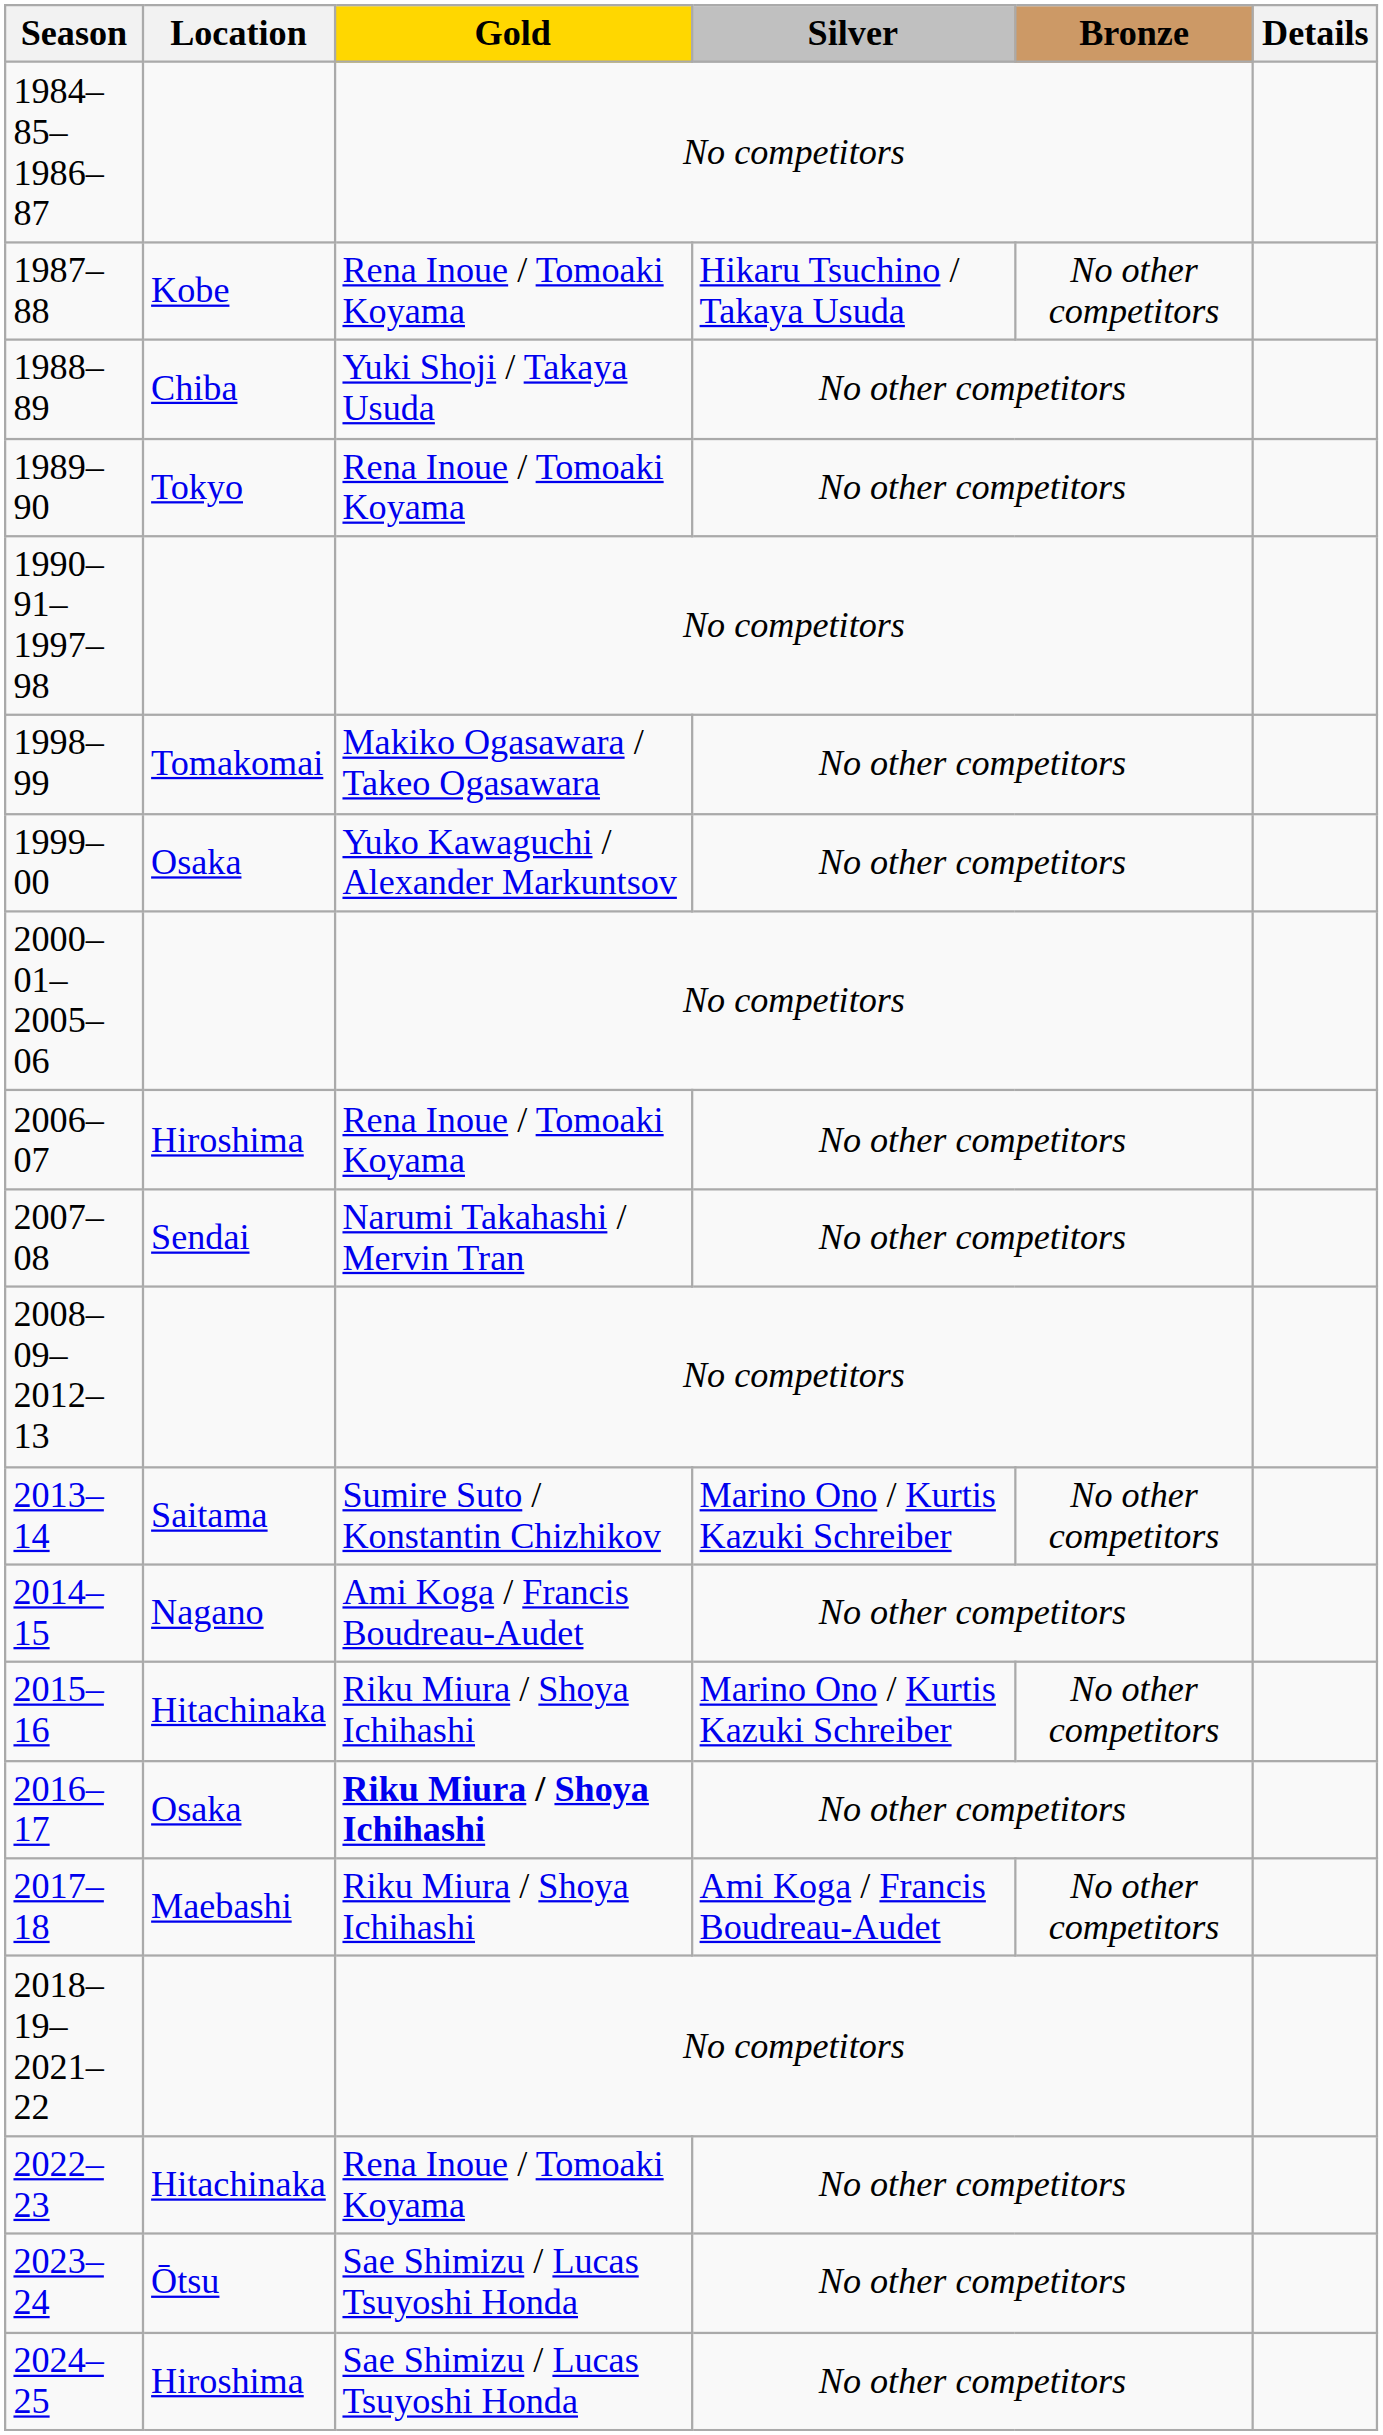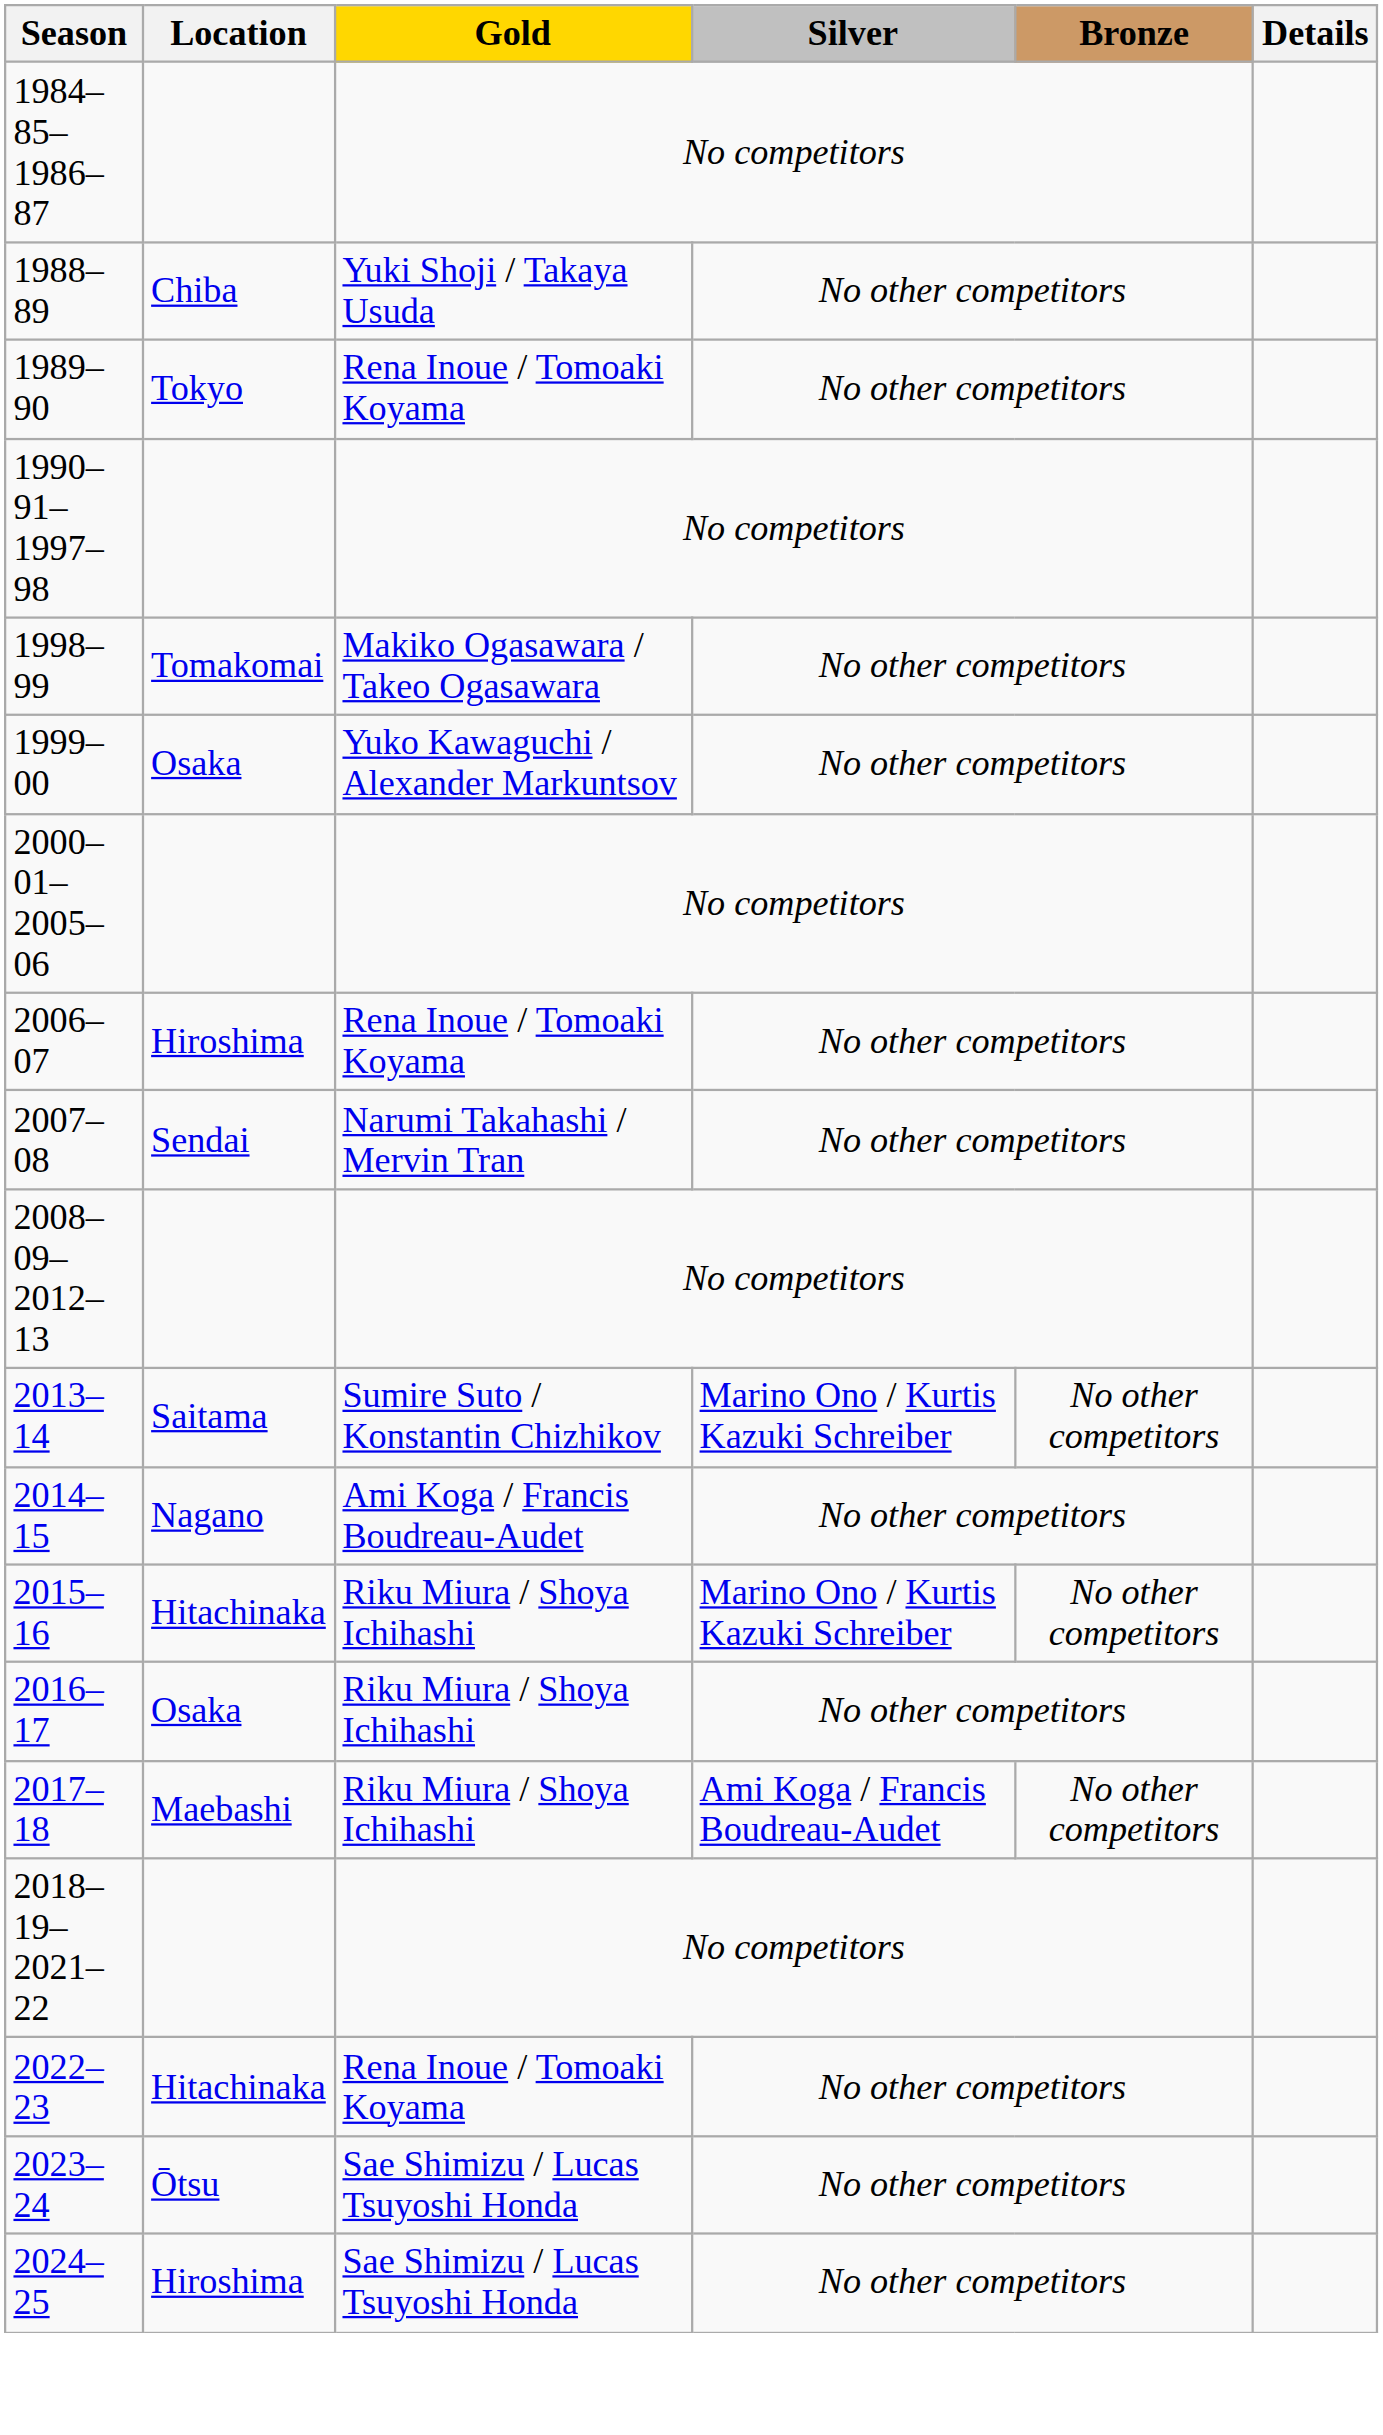- row: (59, 290)
(496, 1808) bold -> (486, 1710) normal
